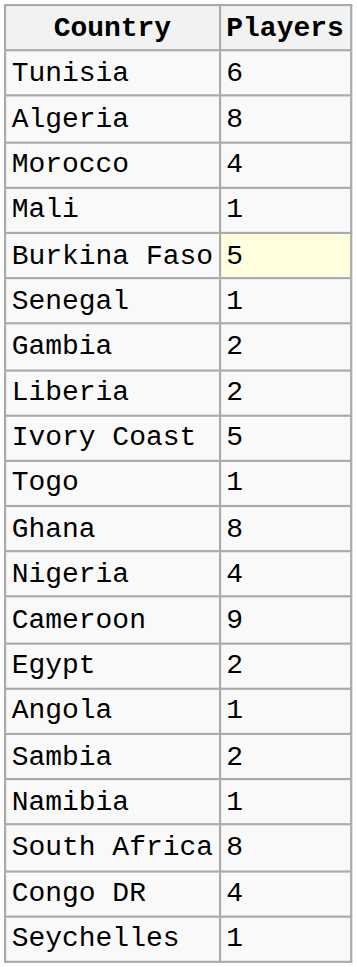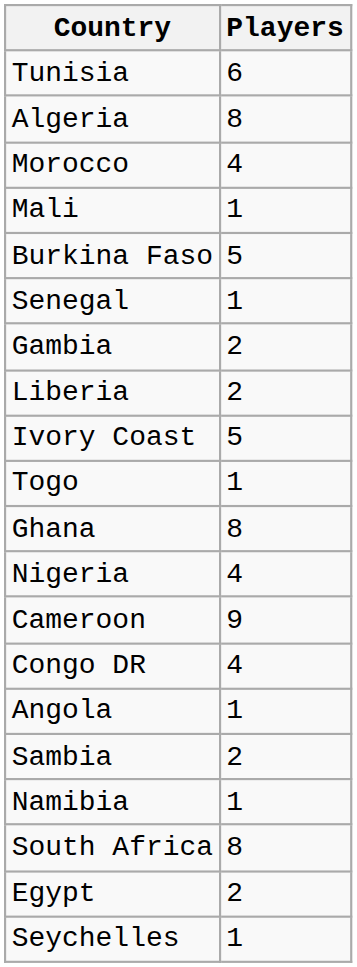(235, 256) lightyellow background -> (235, 256) no background
rows swapped: (79, 893) <-> (54, 666)
